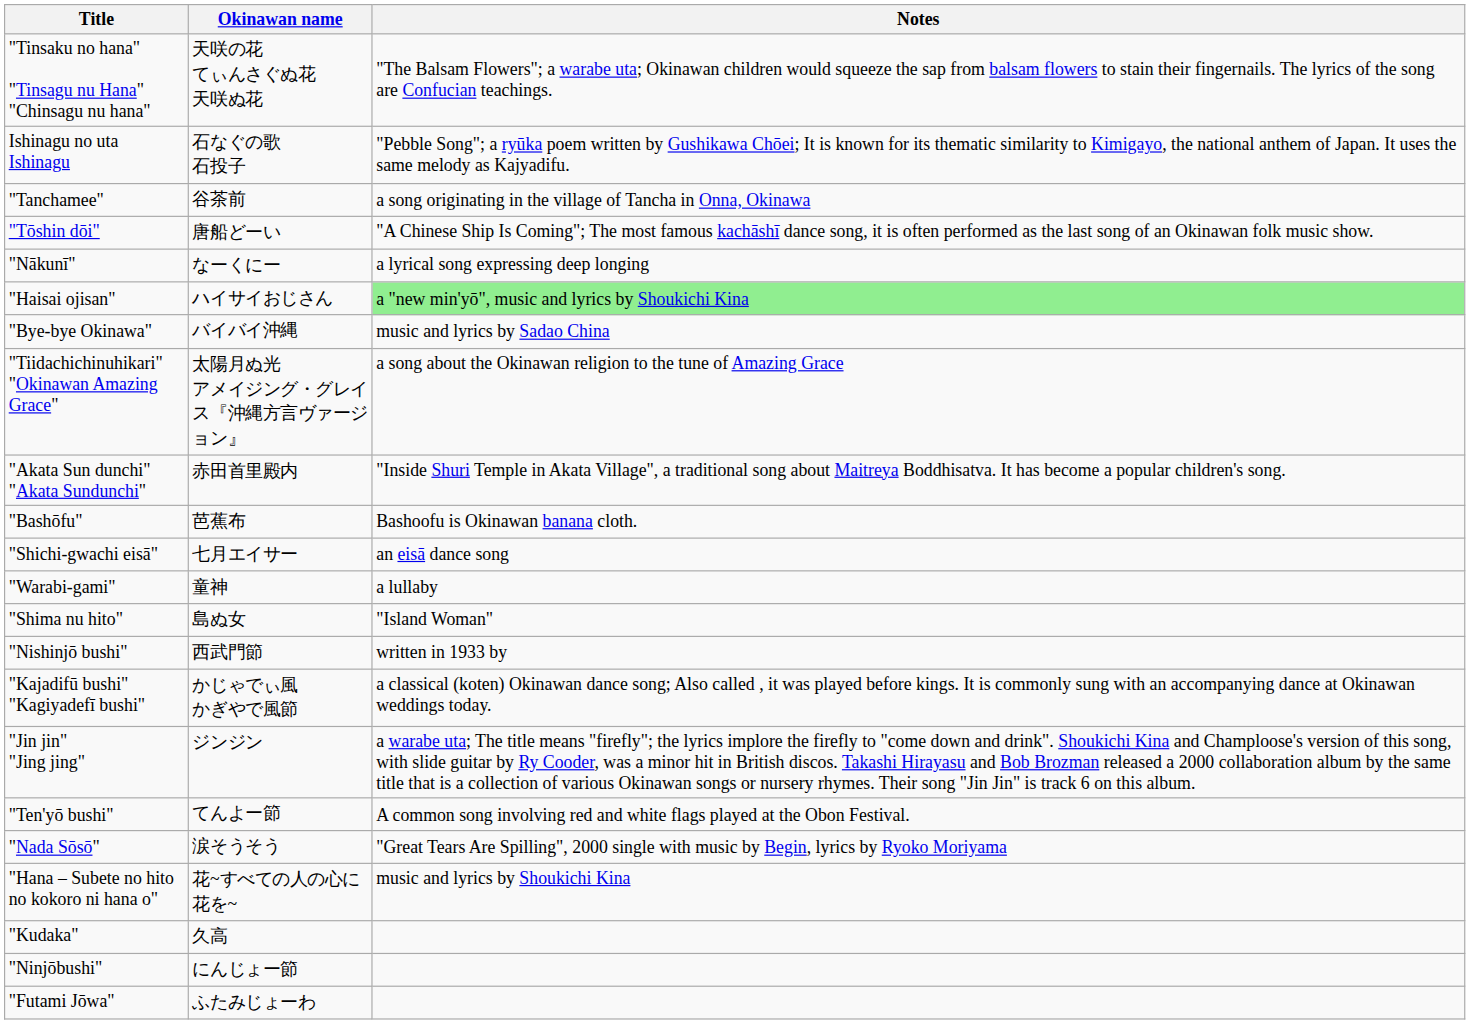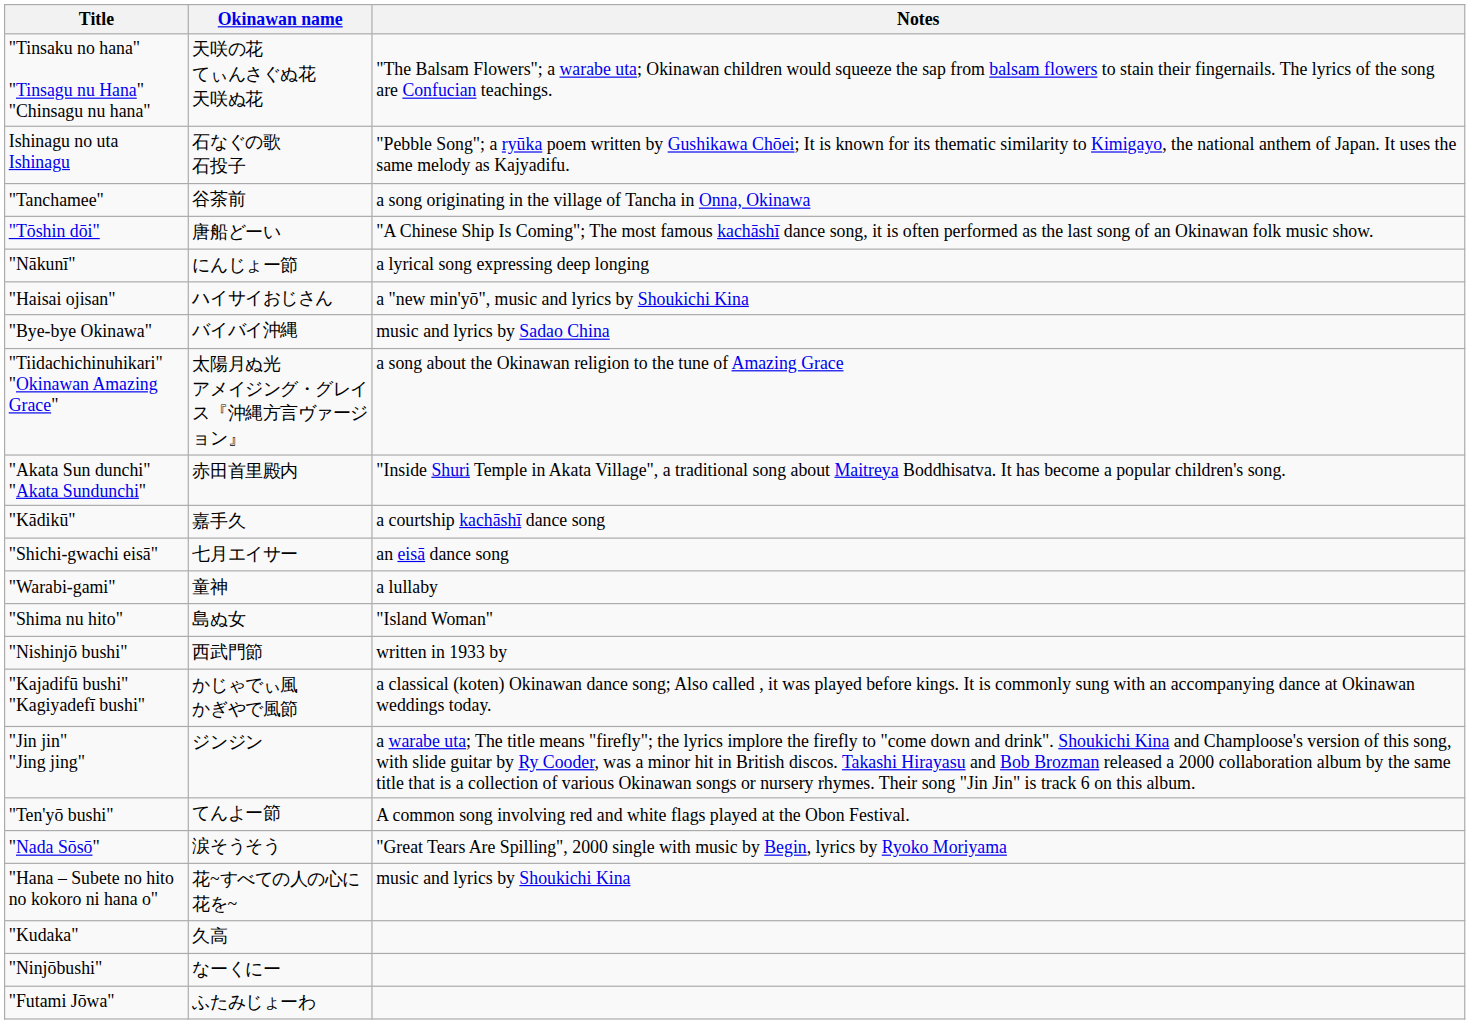(236, 265) なーくにー -> (245, 265) にんじょー節
(563, 298) lightgreen background -> (563, 298) no background
- row: (46, 521)
+ row: (42, 519)
(245, 969) にんじょー節 -> (236, 969) なーくにー
